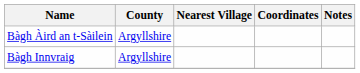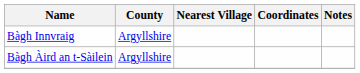rows swapped: (60, 36) <-> (41, 57)
